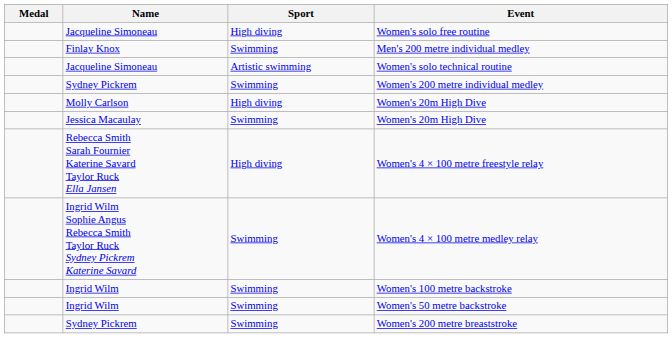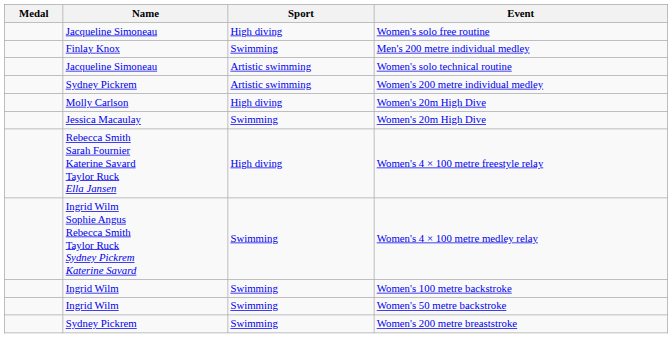(254, 85) Swimming -> (271, 85) Artistic swimming
